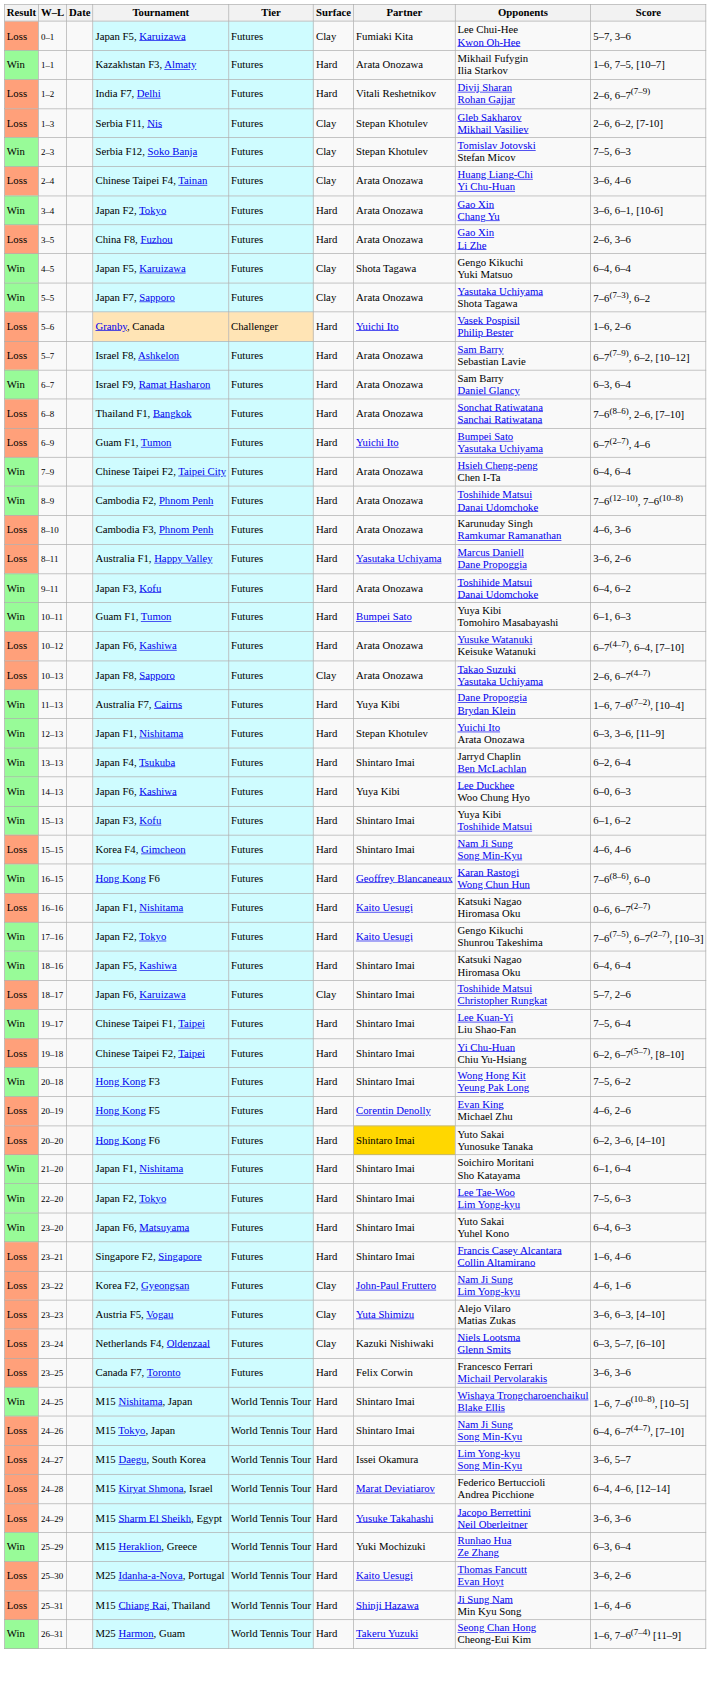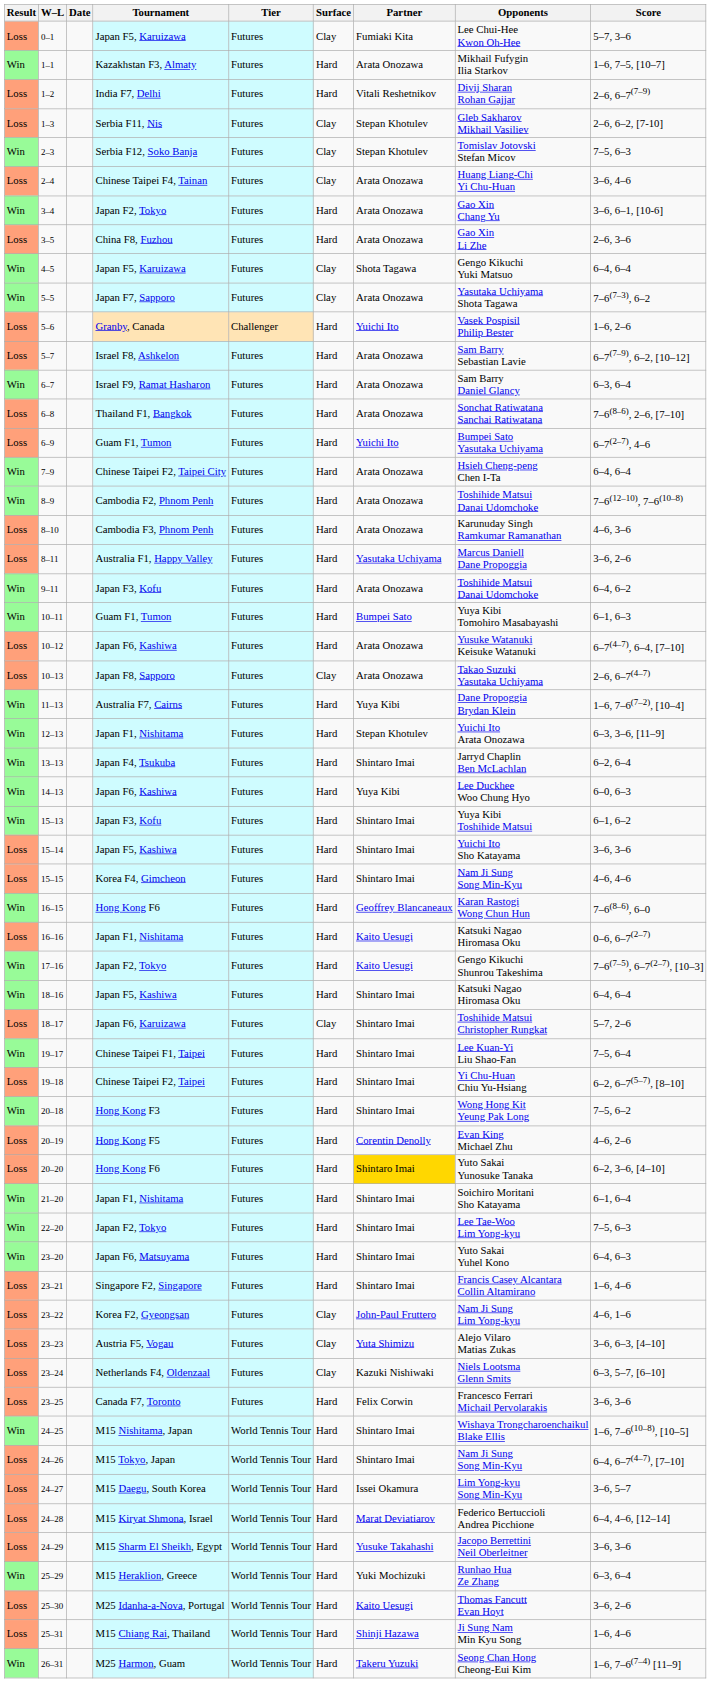+ row: (52, 850)
